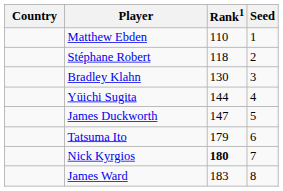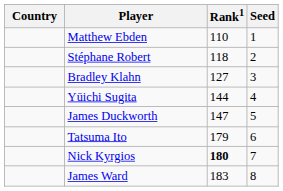(219, 77) 130 -> (219, 77) 127
